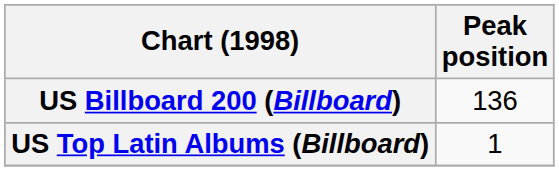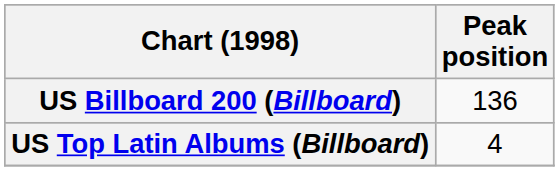(495, 143) 1 -> (495, 143) 4
